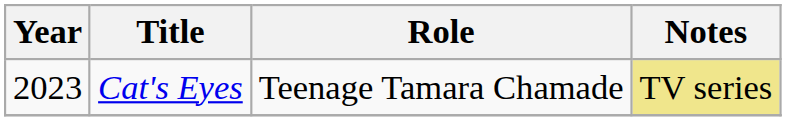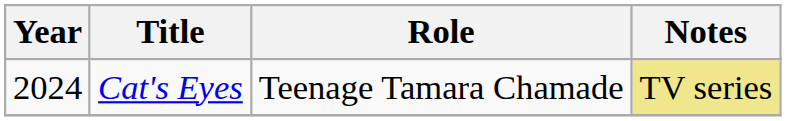(48, 86) 2023 -> (48, 86) 2024
